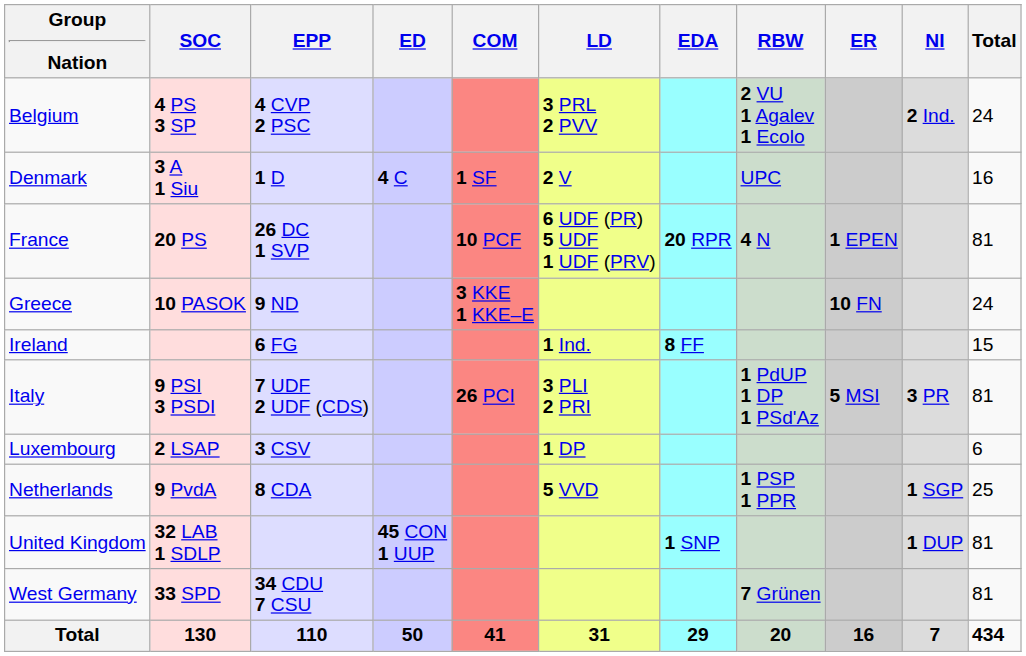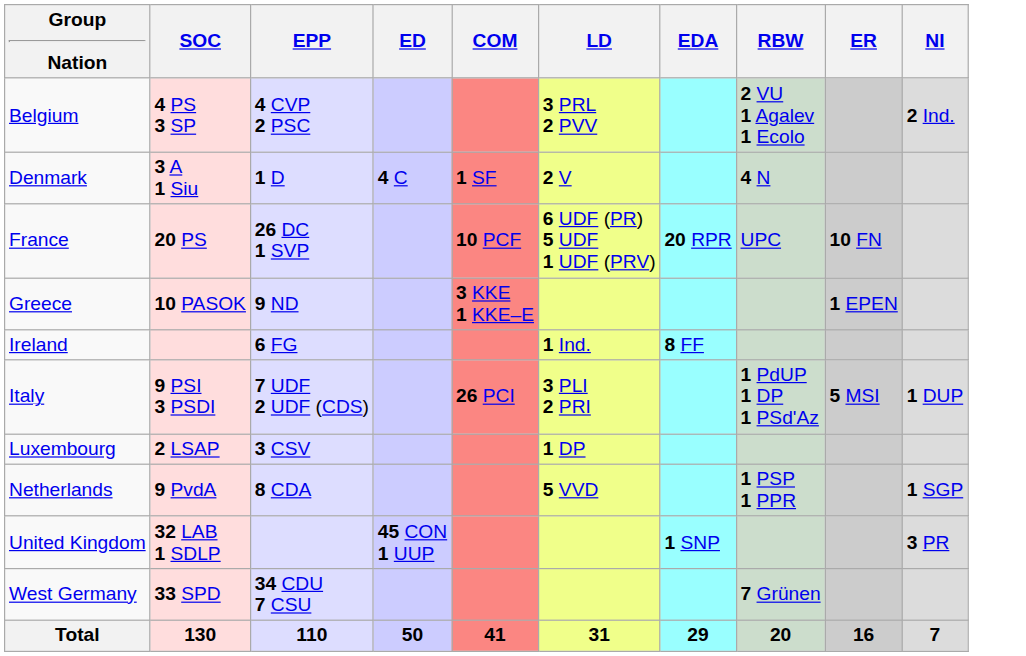- column: (994, 41)
(761, 177) UPC -> (755, 177) 4 N
(755, 240) 4 N -> (761, 240) UPC
(864, 240) 1 EPEN -> (856, 240) 10 FN
(856, 303) 10 FN -> (864, 303) 1 EPEN
(928, 396) 3 PR -> (935, 396) 1 DUP
(935, 542) 1 DUP -> (928, 542) 3 PR
